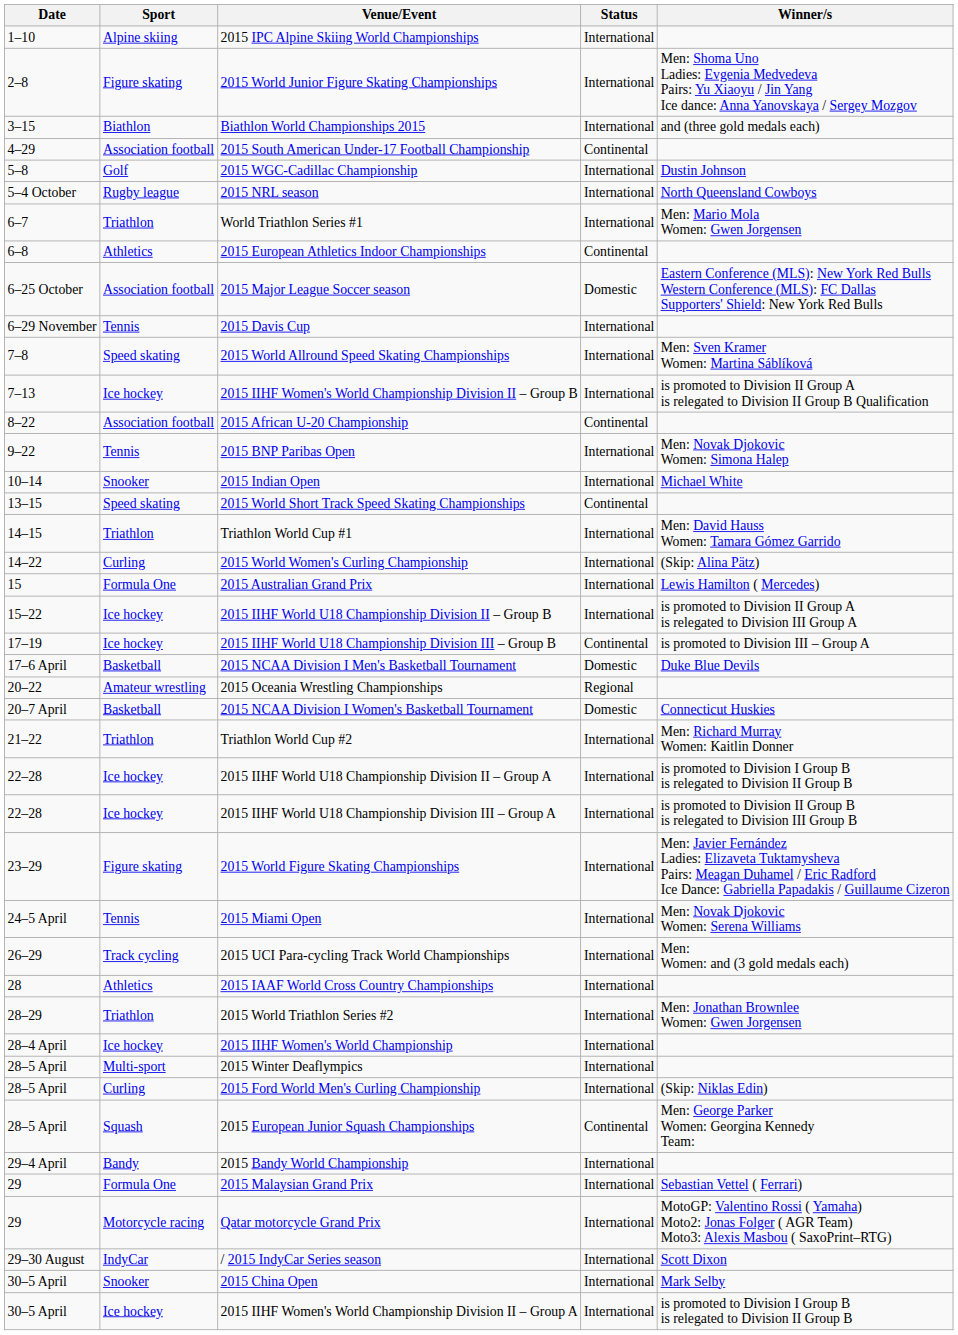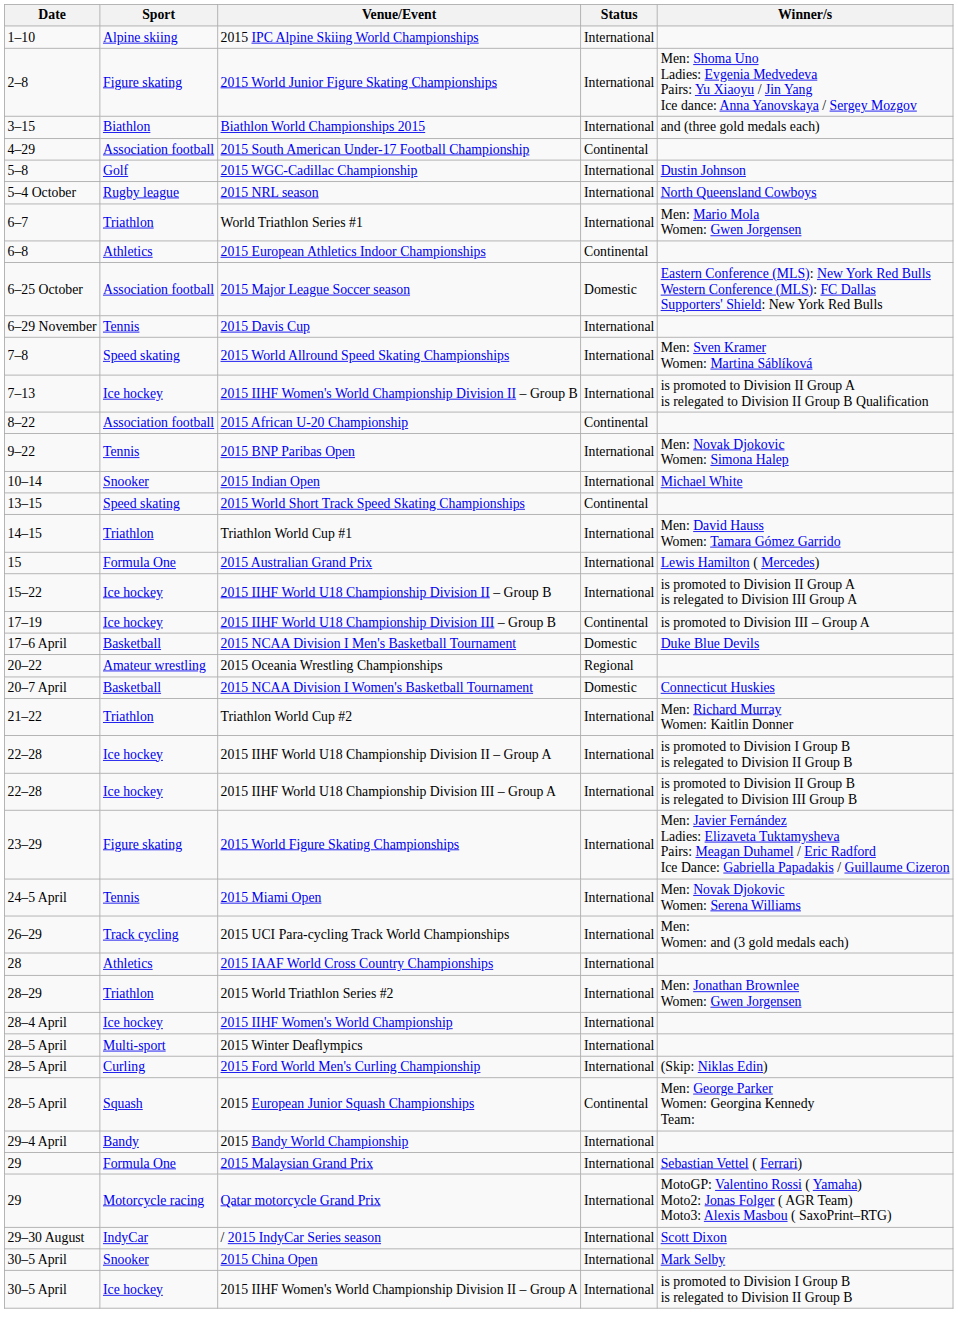- row: (344, 563)
